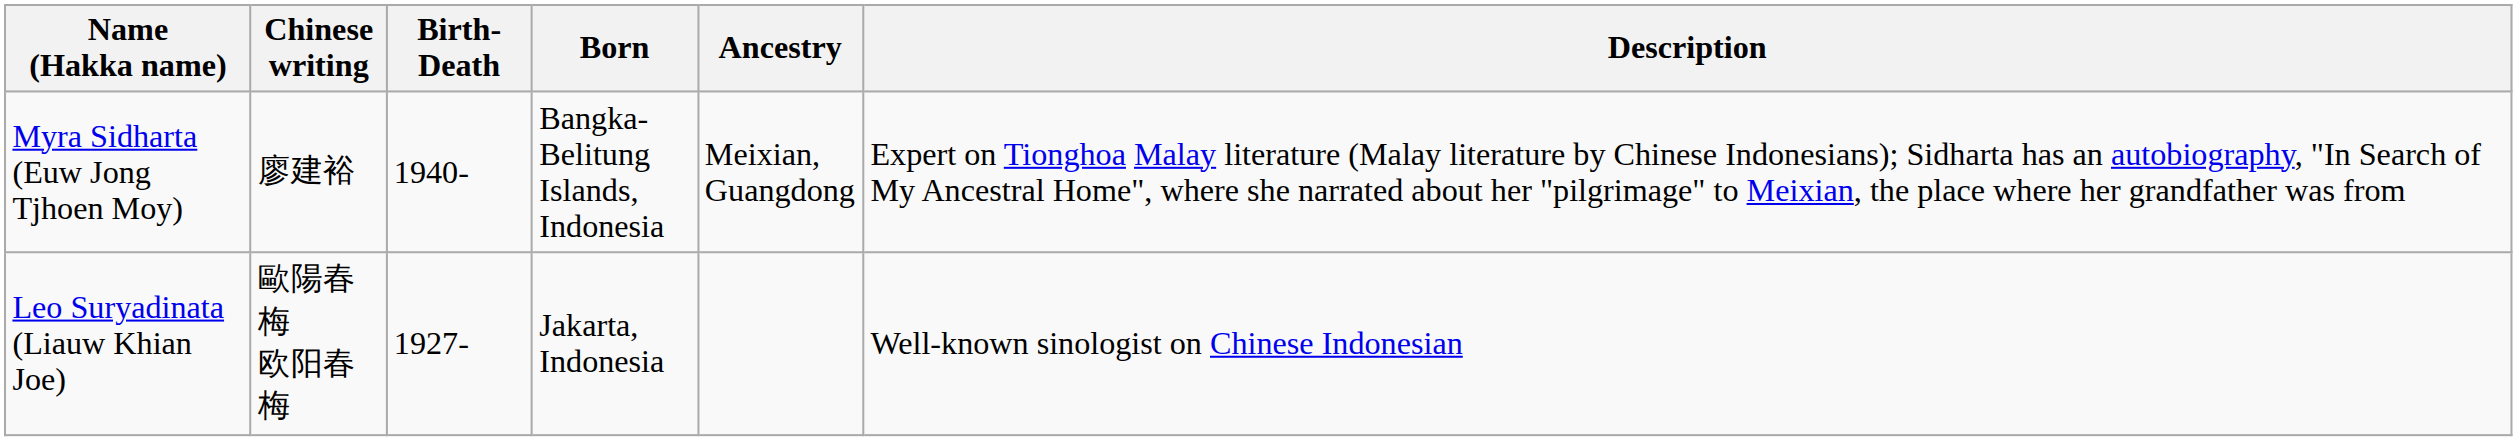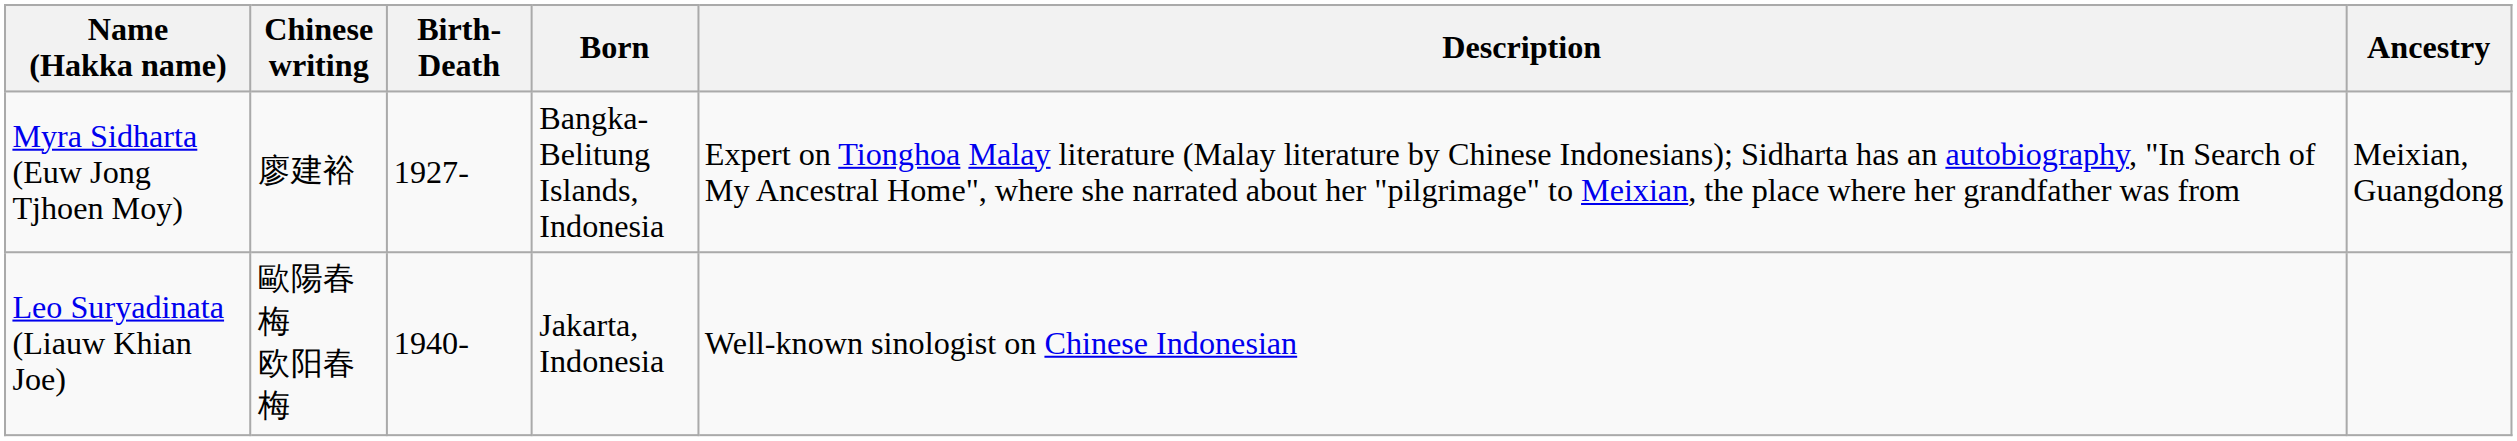columns swapped: (780, 48) <-> (1687, 48)
(431, 171) 1940- -> (431, 171) 1927-
(431, 343) 1927- -> (431, 343) 1940-
